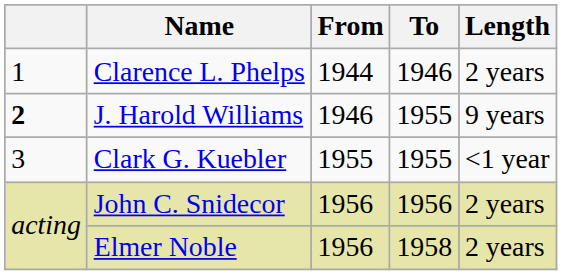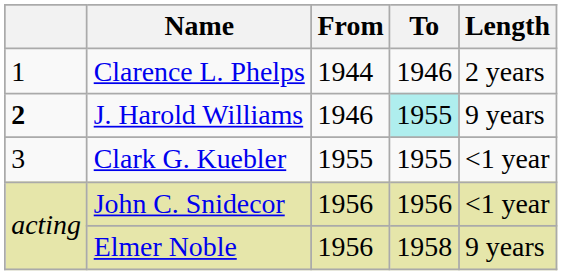(424, 114) no background -> (424, 114) paleturquoise background
(505, 203) 2 years -> (507, 203) <1 year
(505, 247) 2 years -> (505, 247) 9 years
